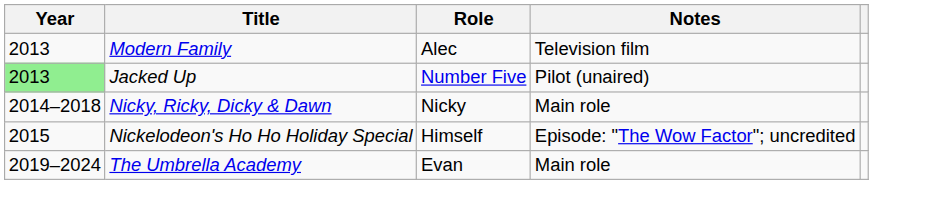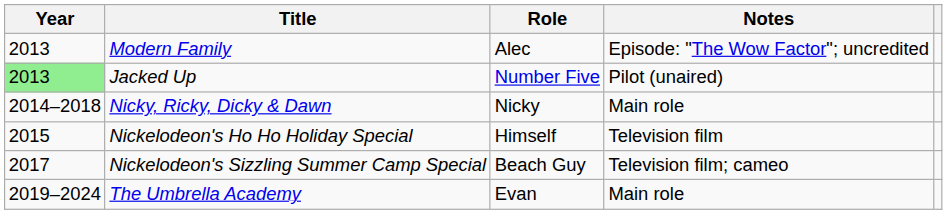(592, 48) Television film -> (769, 48) Episode: "The Wow Factor"; uncredited
(695, 135) Episode: "The Wow Factor"; uncredited -> (666, 135) Television film
+ row: (298, 164)
